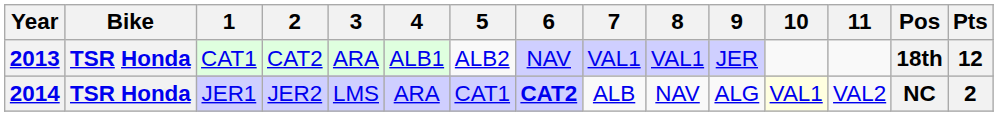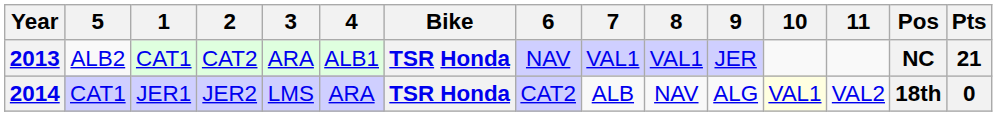columns swapped: (130, 22) <-> (482, 22)
(920, 57) 18th -> (918, 57) NC
(970, 57) 12 -> (969, 57) 21
(549, 93) bold -> (548, 93) normal
(920, 93) NC -> (918, 93) 18th
(970, 93) 2 -> (969, 93) 0
